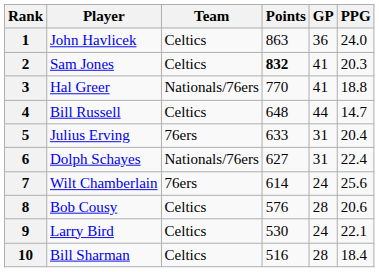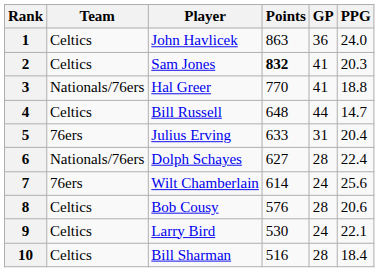columns swapped: (104, 16) <-> (212, 16)
(320, 159) 31 -> (320, 159) 28
